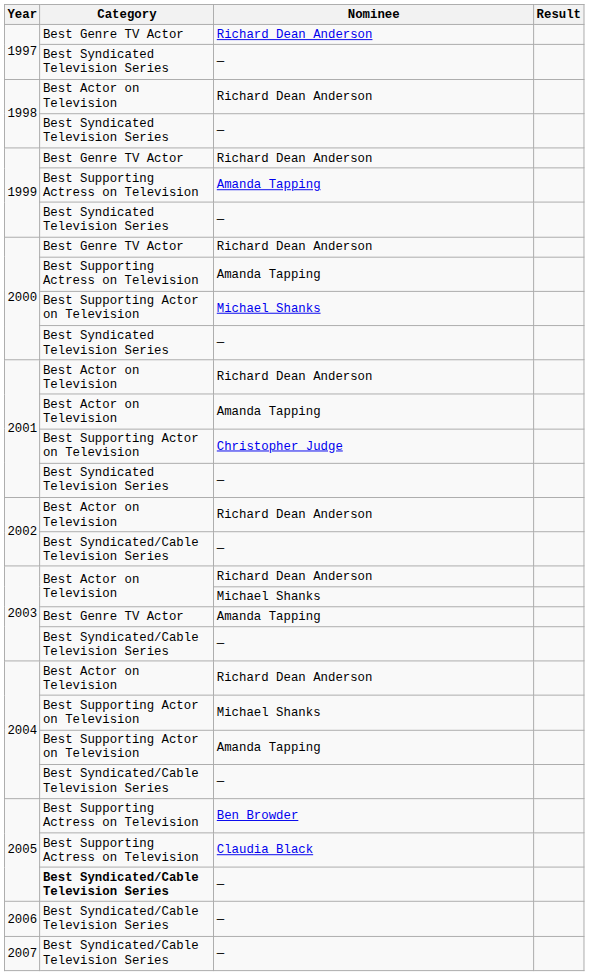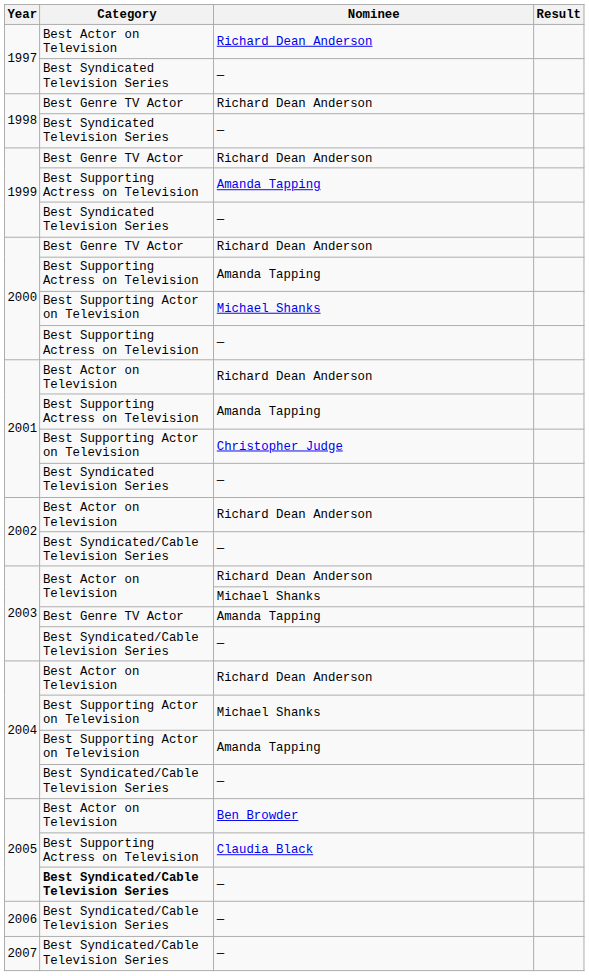(113, 35) Best Genre TV Actor -> (91, 42) Best Actor on Television
(91, 96) Best Actor on Television -> (113, 103) Best Genre TV Actor
(106, 343) Best Syndicated Television Series -> (121, 343) Best Supporting Actress on Television
(91, 412) Best Actor on Television -> (121, 412) Best Supporting Actress on Television
(121, 816) Best Supporting Actress on Television -> (91, 816) Best Actor on Television
